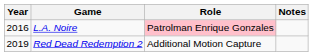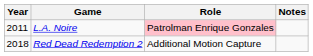(18, 28) 2016 -> (17, 28) 2011
(18, 43) 2019 -> (18, 43) 2018
